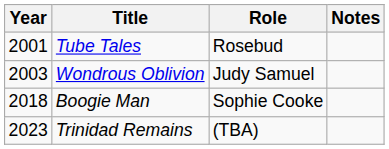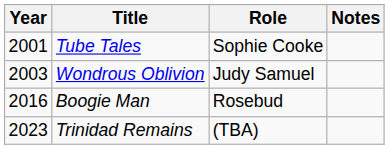(248, 46) Rosebud -> (268, 46) Sophie Cooke
(28, 102) 2018 -> (28, 102) 2016
(268, 102) Sophie Cooke -> (248, 102) Rosebud
